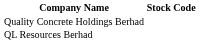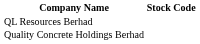rows swapped: (48, 35) <-> (74, 21)
